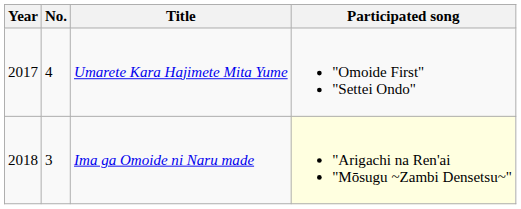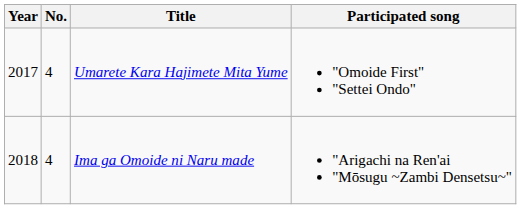(49, 160) 3 -> (49, 160) 4
(403, 168) lightyellow background -> (403, 168) no background
